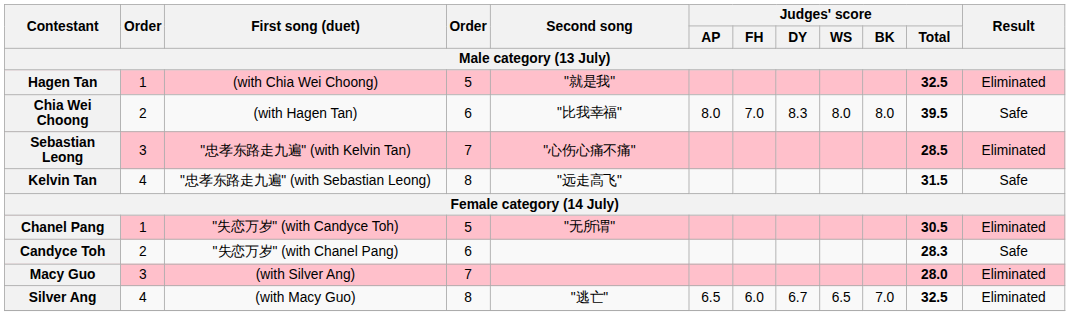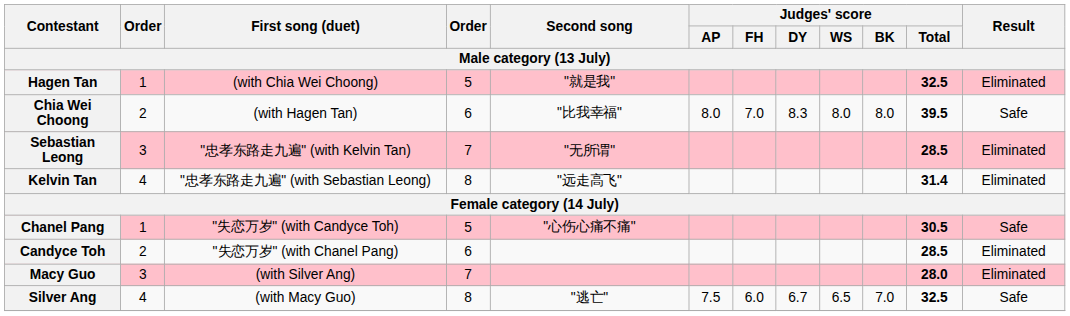(590, 149) "心伤心痛不痛" -> (590, 149) "无所谓"
(934, 181) 31.5 -> (934, 181) 31.4
(1014, 181) Safe -> (1014, 181) Eliminated
(590, 226) "无所谓" -> (590, 226) "心伤心痛不痛"
(1014, 227) Eliminated -> (1014, 227) Safe
(934, 251) 28.3 -> (934, 251) 28.5
(1014, 251) Safe -> (1014, 251) Eliminated
(711, 298) 6.5 -> (711, 298) 7.5
(1014, 298) Eliminated -> (1014, 298) Safe
